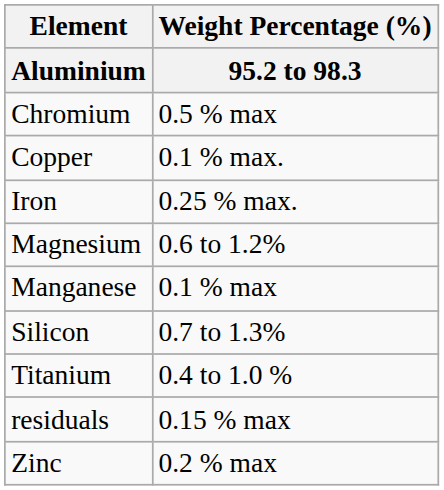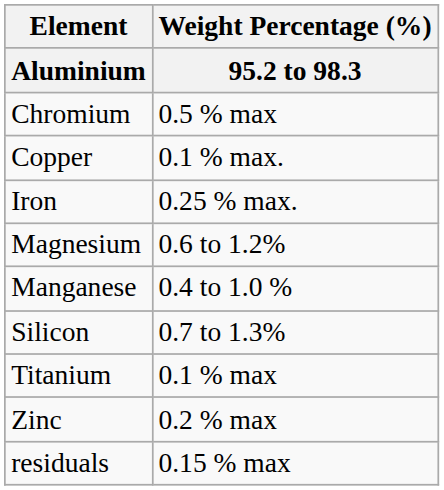(218, 288) 0.1 % max -> (225, 288) 0.4 to 1.0 %
(225, 375) 0.4 to 1.0 % -> (218, 375) 0.1 % max
rows swapped: (36, 462) <-> (60, 419)
